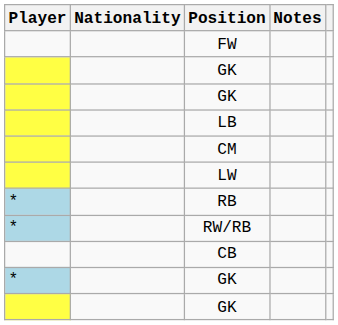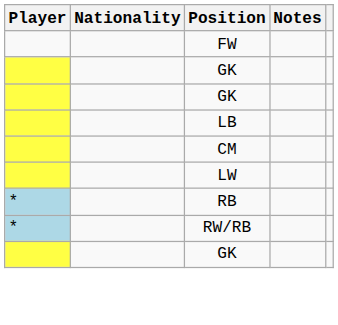- row: (37, 254)
- row: (13, 280)
